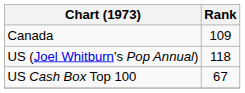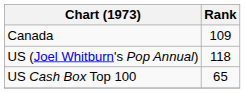(220, 77) 67 -> (220, 77) 65
